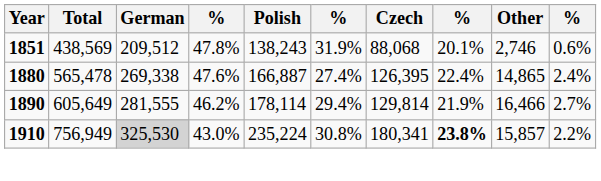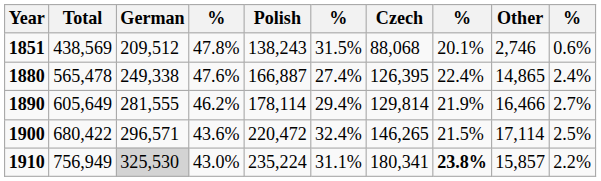(338, 47) 31.9% -> (338, 47) 31.5%
(150, 76) 269,338 -> (150, 76) 249,338
+ row: (27, 133)
(338, 133) 30.8% -> (338, 162) 31.1%
